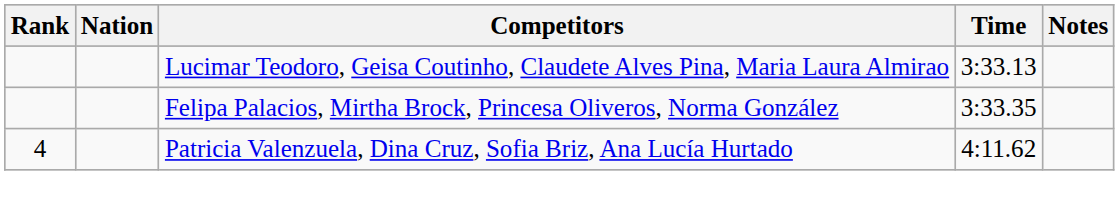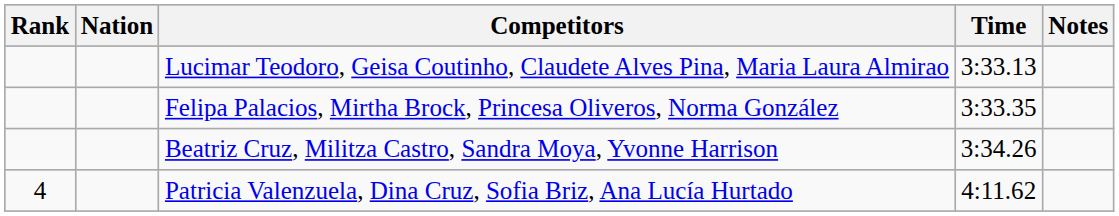+ row: (472, 149)
